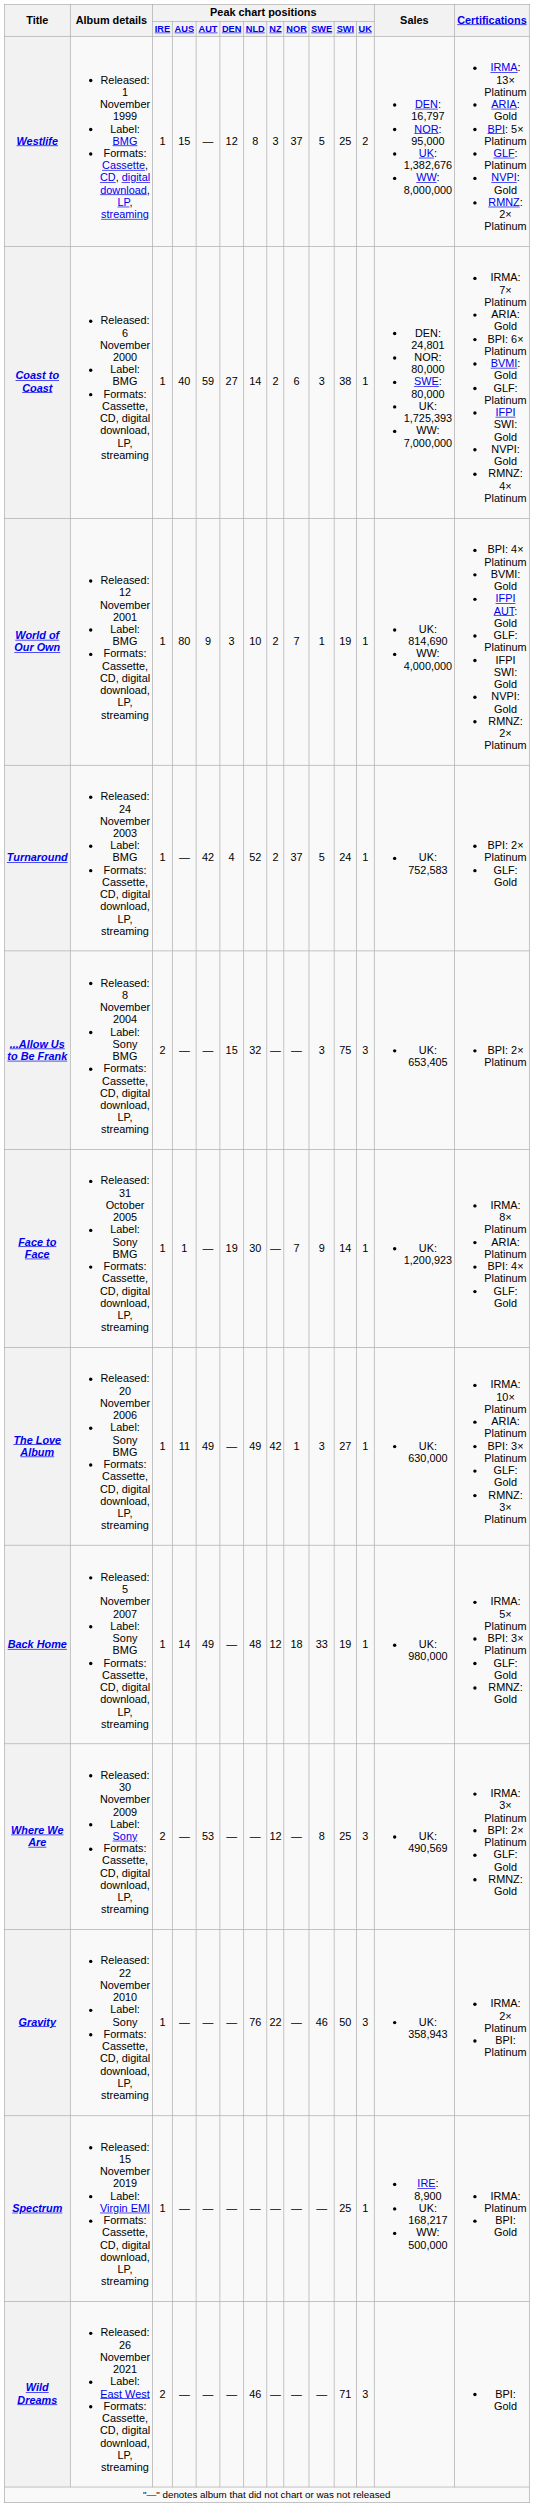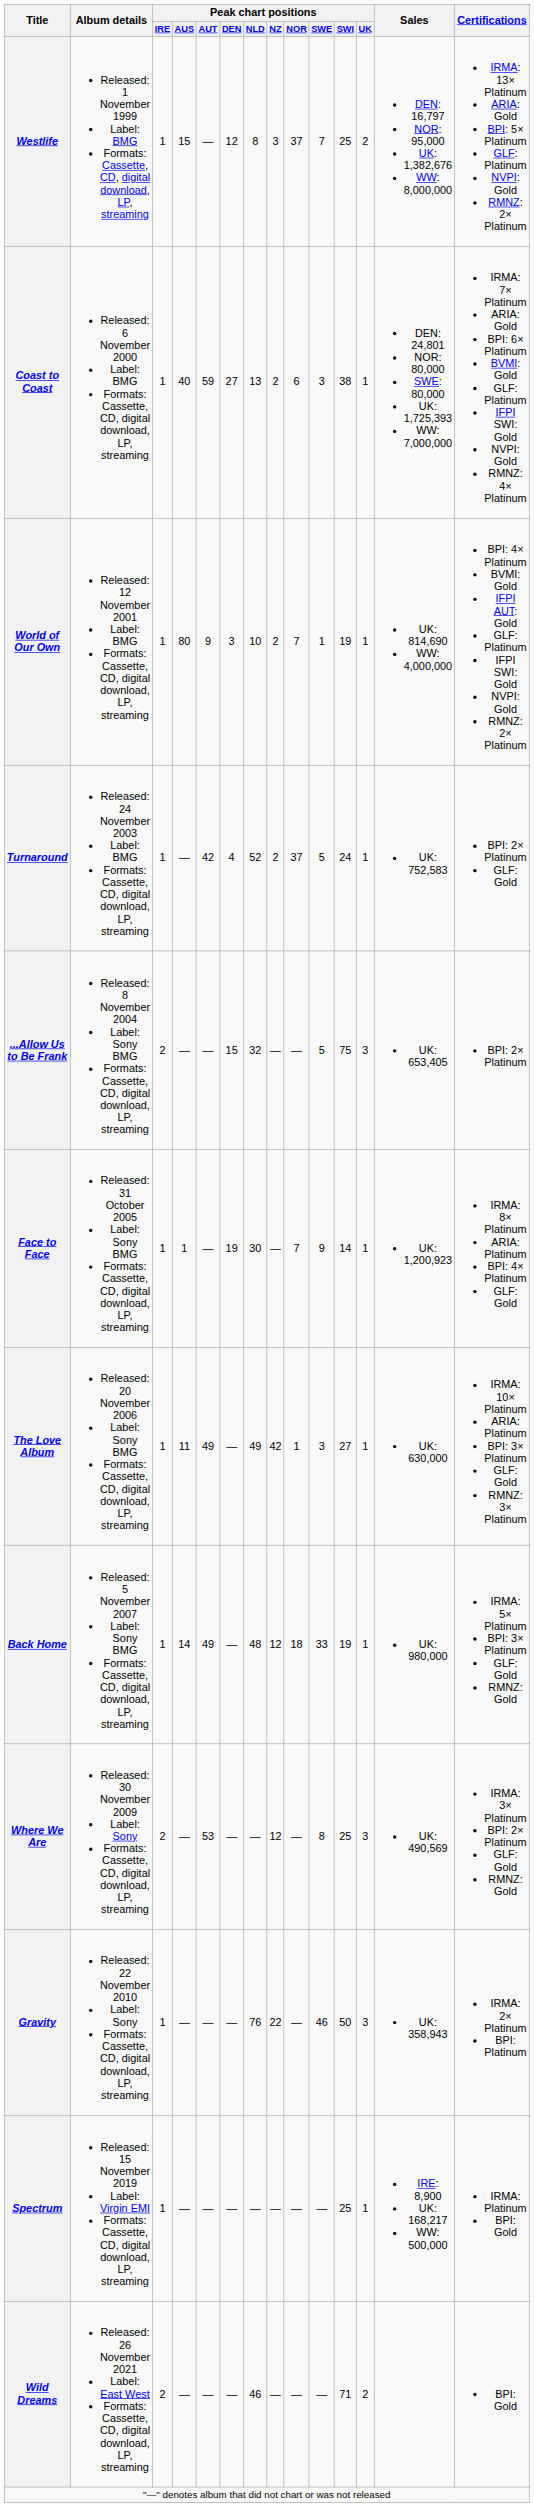(322, 141) 5 -> (322, 141) 7
(255, 382) 14 -> (255, 382) 13
(322, 1050) 3 -> (322, 1050) 5
(365, 2394) 3 -> (365, 2394) 2
